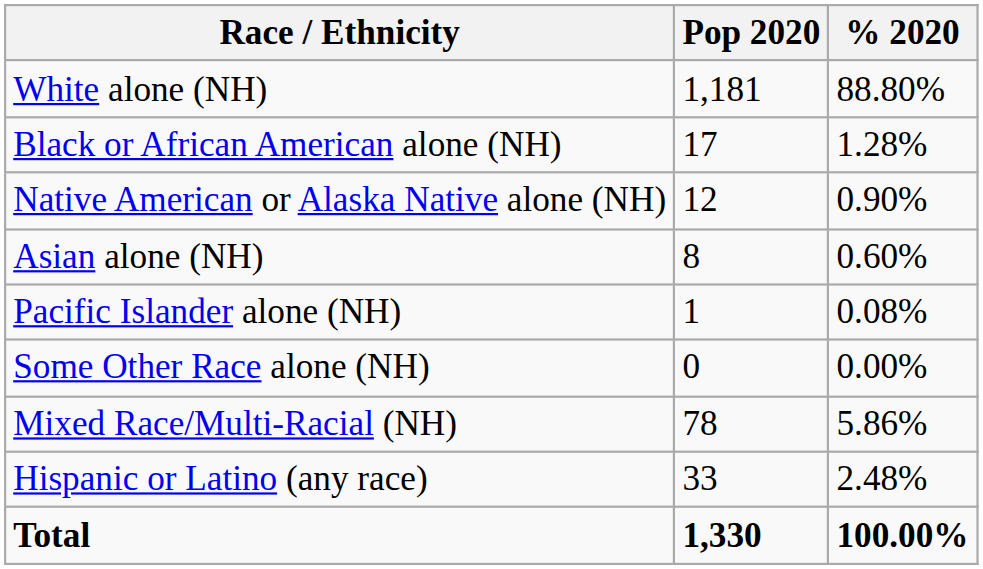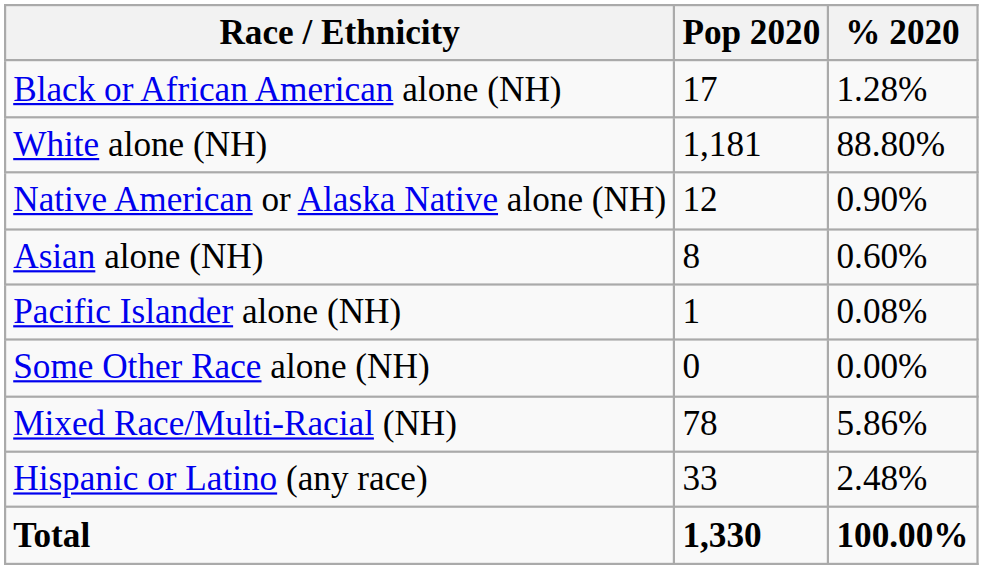rows swapped: (140, 88) <-> (287, 144)
